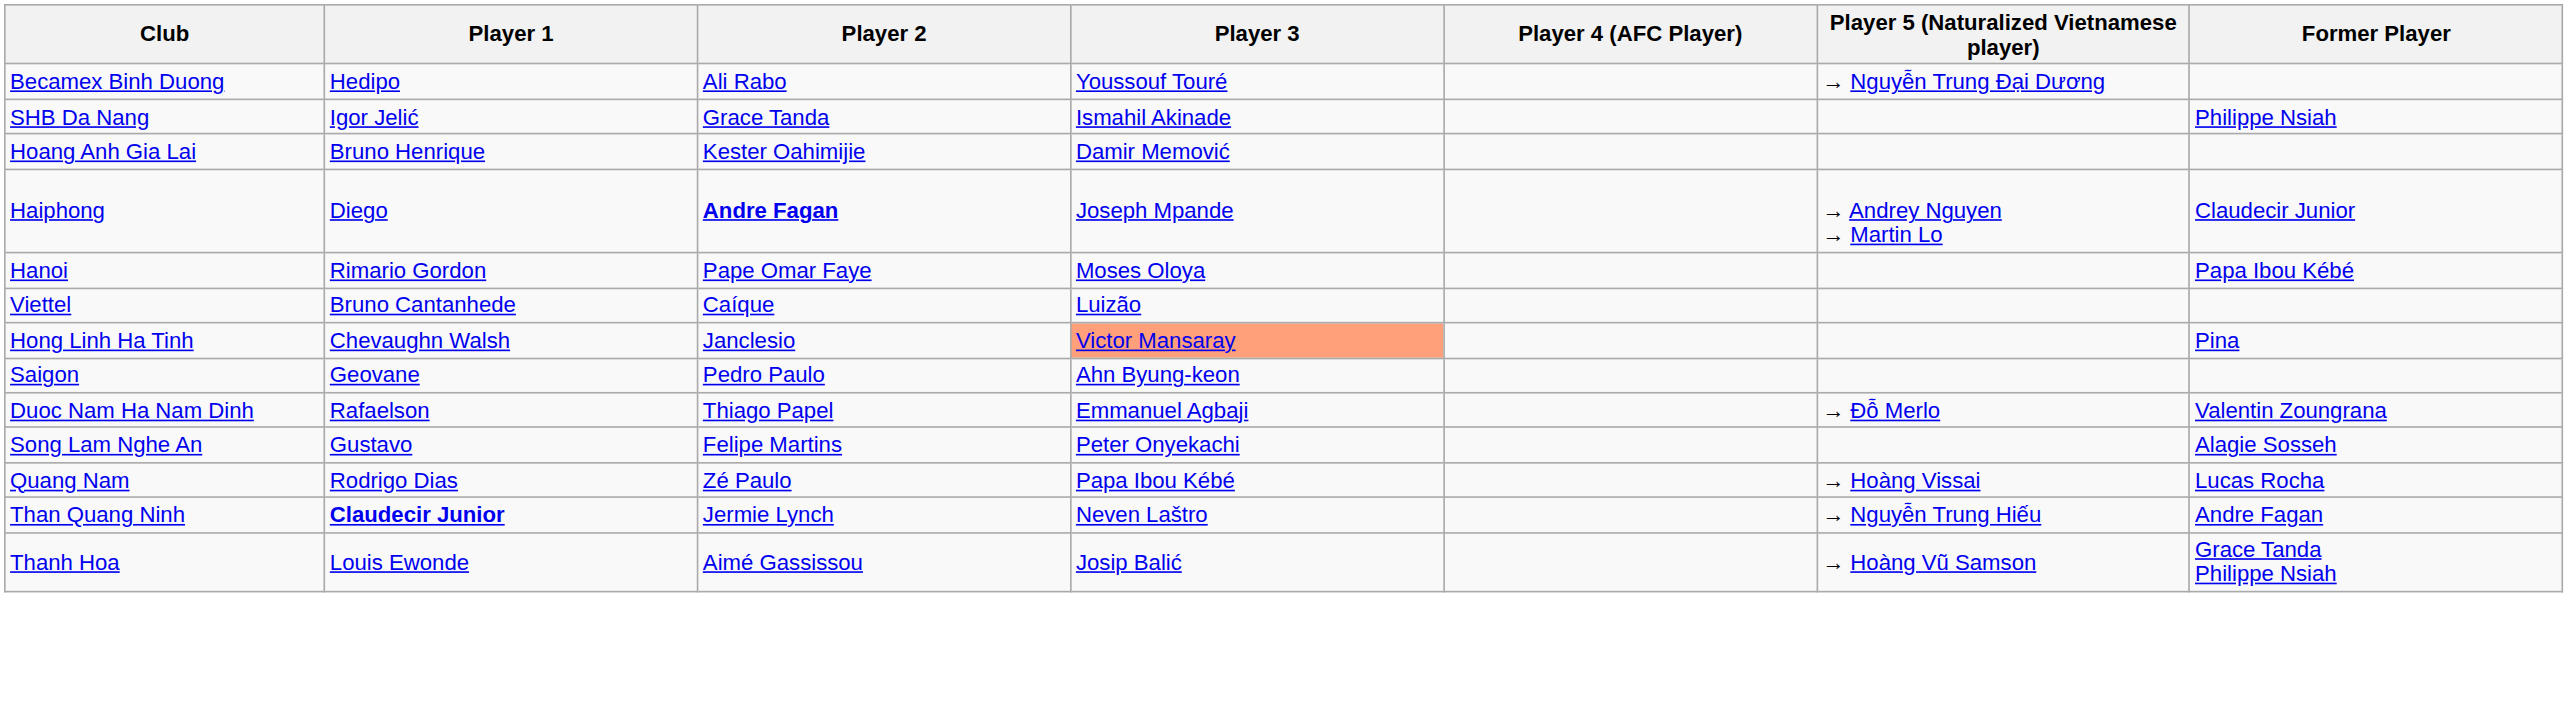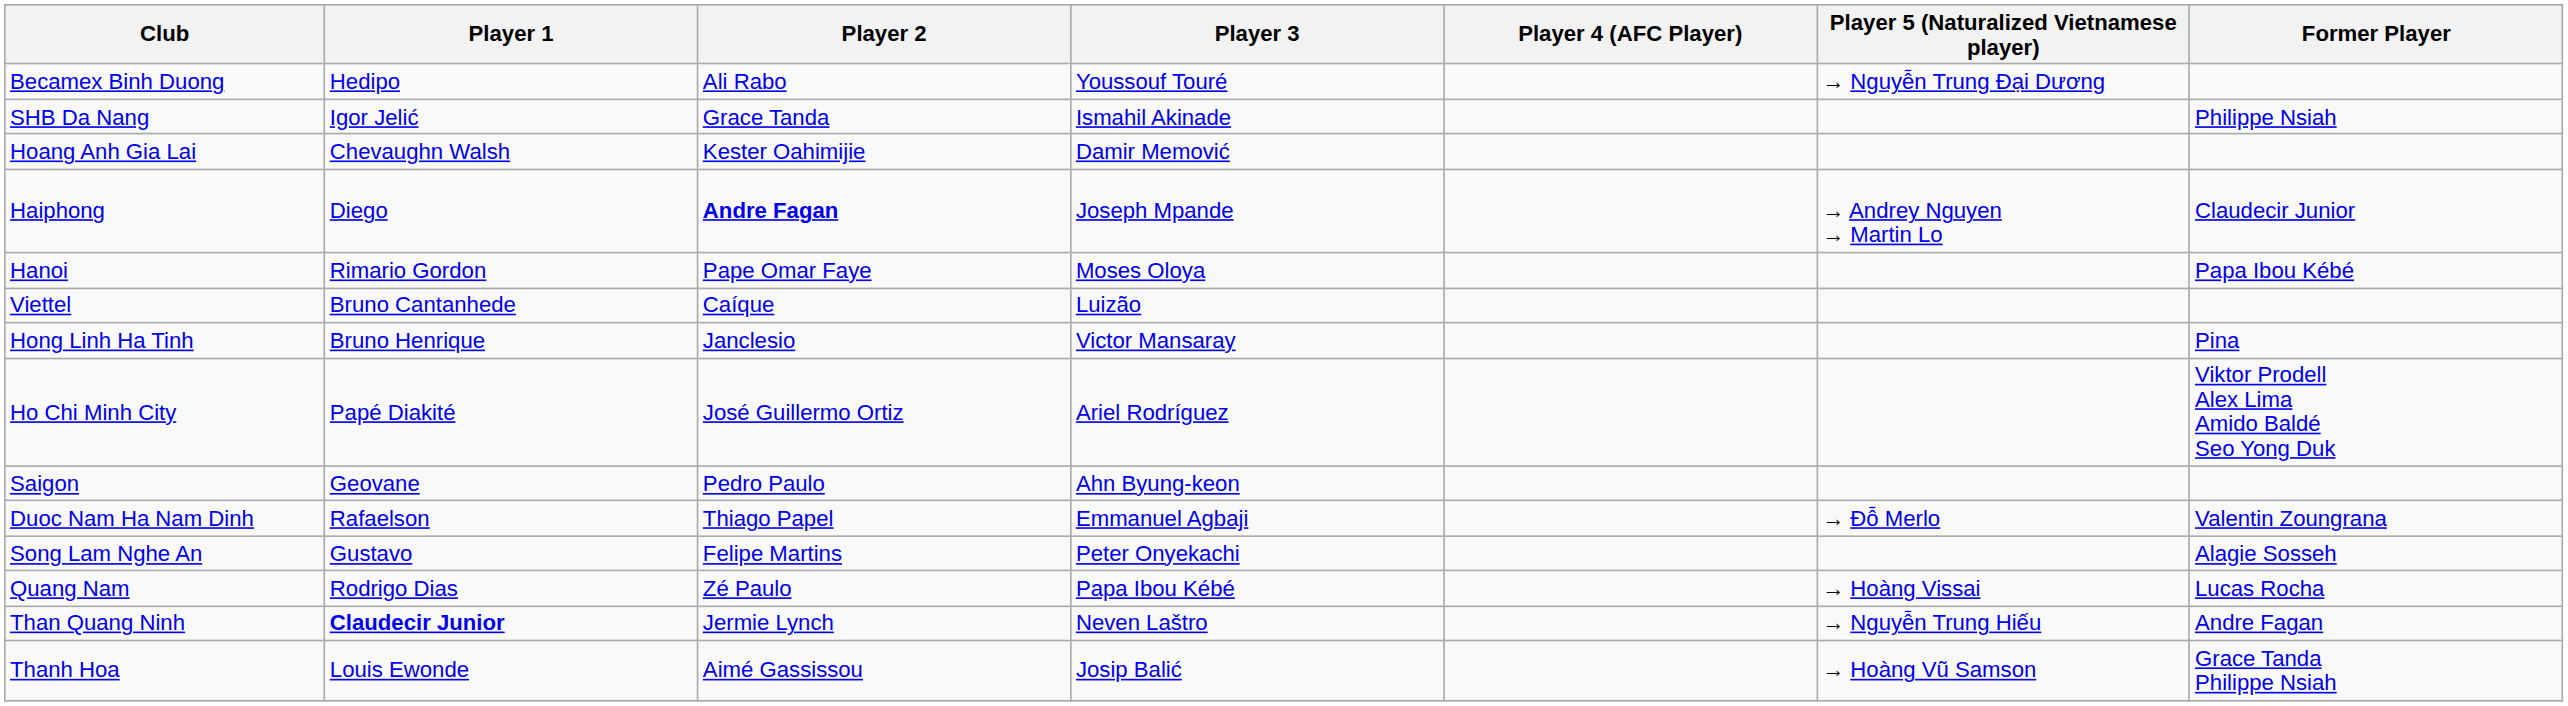(407, 151) Bruno Henrique -> (420, 151) Chevaughn Walsh
(420, 340) Chevaughn Walsh -> (407, 340) Bruno Henrique
(1156, 340) lightsalmon background -> (1156, 340) no background
+ row: (93, 411)
